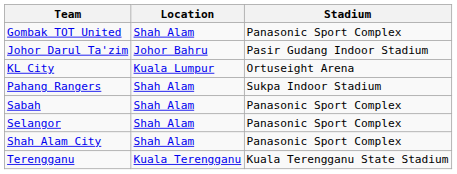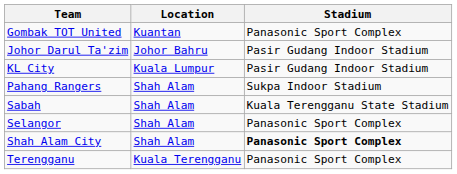(164, 32) Shah Alam -> (157, 32) Kuantan
(300, 68) Ortuseight Arena -> (337, 68) Pasir Gudang Indoor Stadium
(324, 105) Panasonic Sport Complex -> (348, 105) Kuala Terengganu State Stadium
(324, 141) normal -> (324, 141) bold
(348, 159) Kuala Terengganu State Stadium -> (324, 159) Panasonic Sport Complex
